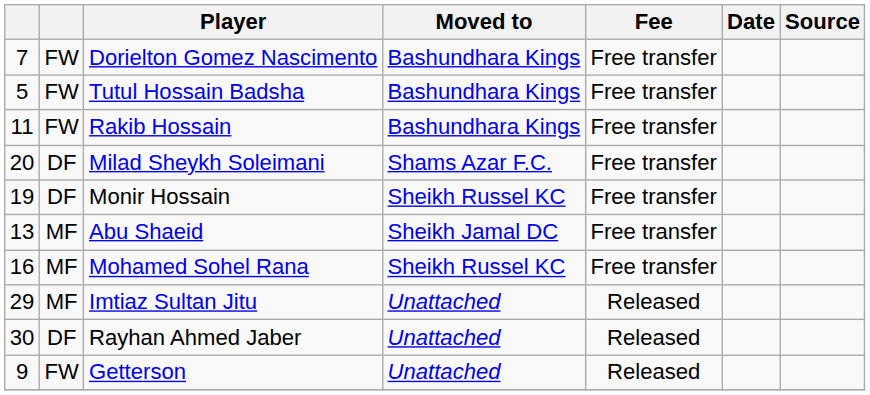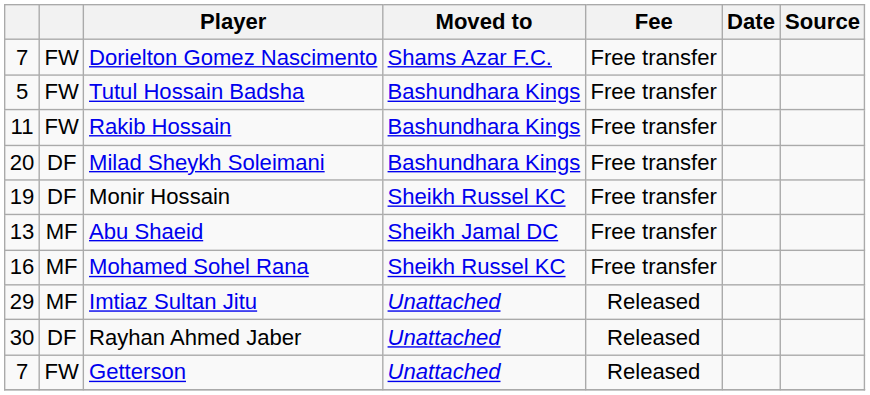(484, 57) Bashundhara Kings -> (470, 57) Shams Azar F.C.
(470, 162) Shams Azar F.C. -> (484, 162) Bashundhara Kings
(22, 372) 9 -> (22, 372) 7
